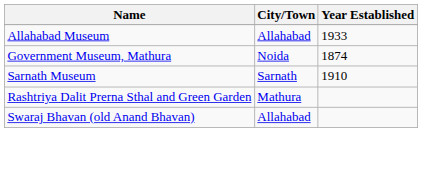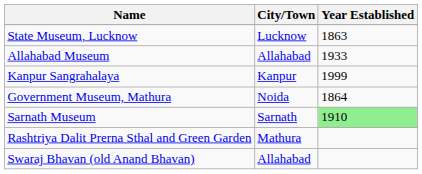+ row: (72, 35)
+ row: (63, 76)
(334, 55) 1874 -> (334, 96) 1864
(334, 76) no background -> (334, 117) lightgreen background
